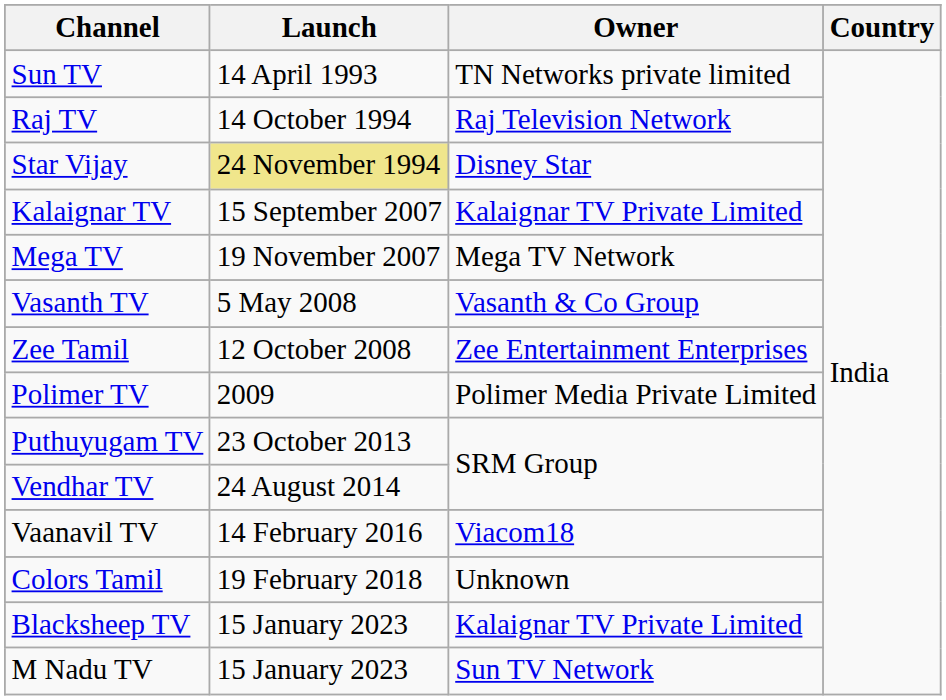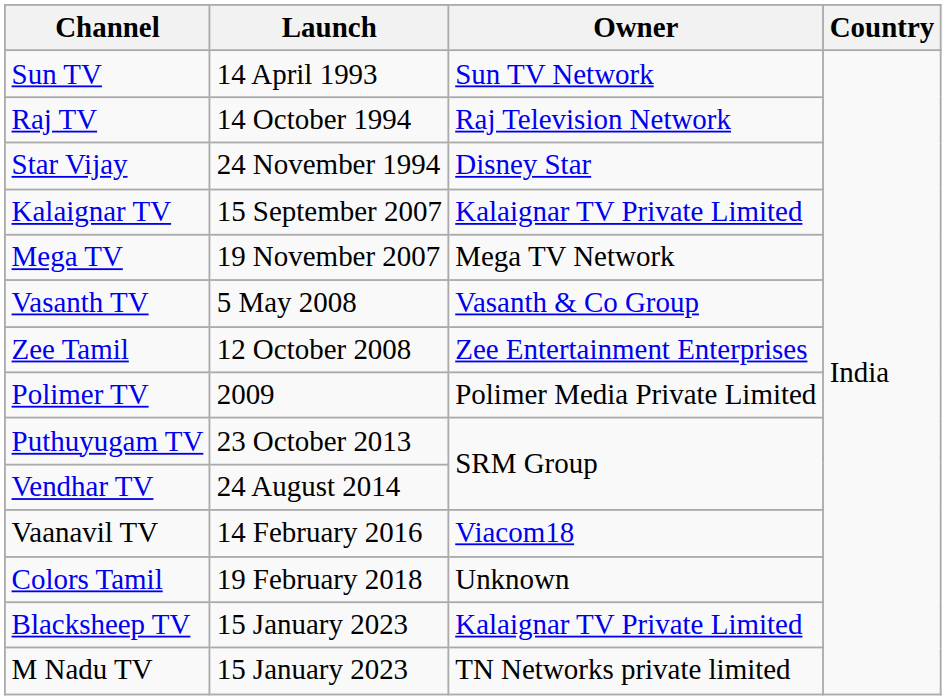(623, 73) TN Networks private limited -> (554, 73) Sun TV Network
(328, 165) khaki background -> (328, 165) no background
(554, 670) Sun TV Network -> (623, 670) TN Networks private limited
